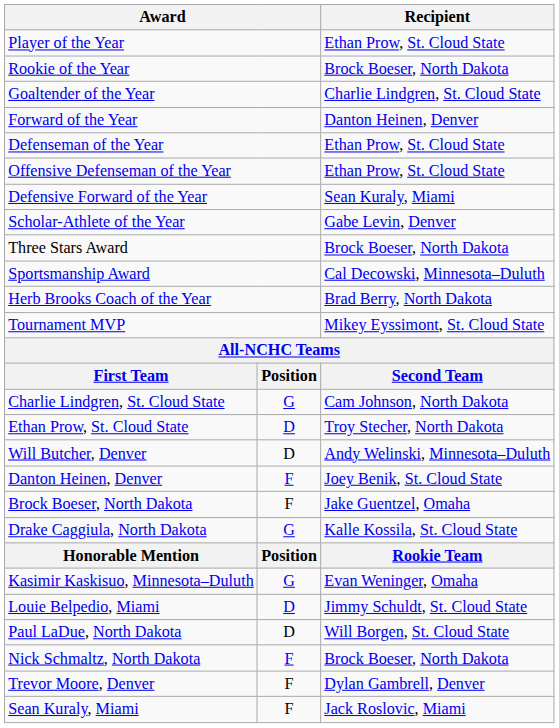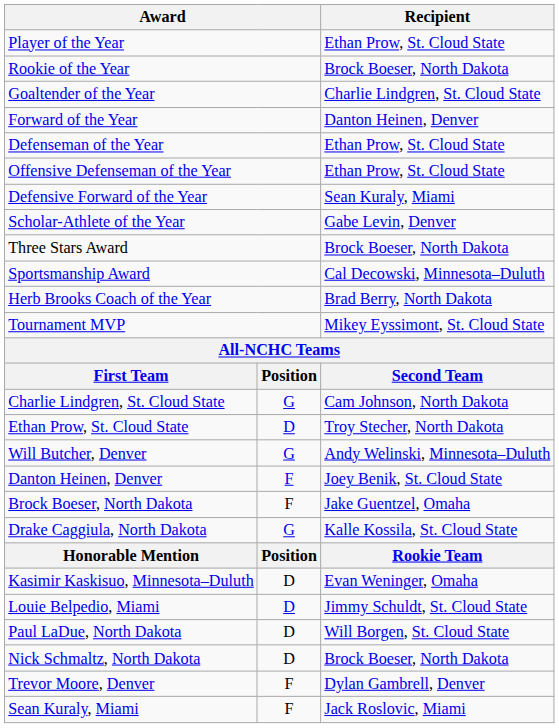(289, 453) D -> (289, 453) G
(289, 581) G -> (289, 581) D
(289, 658) F -> (289, 658) D
